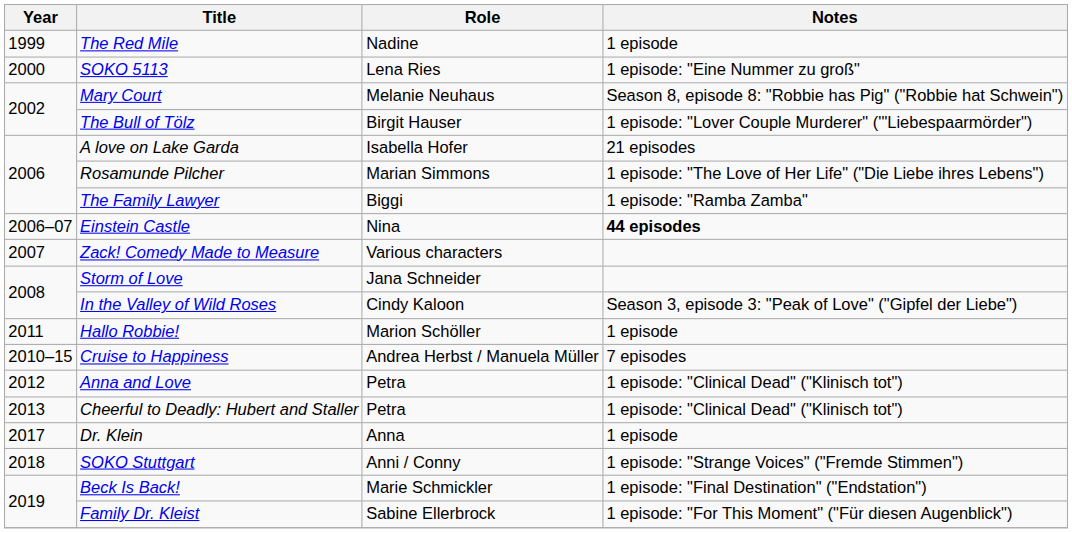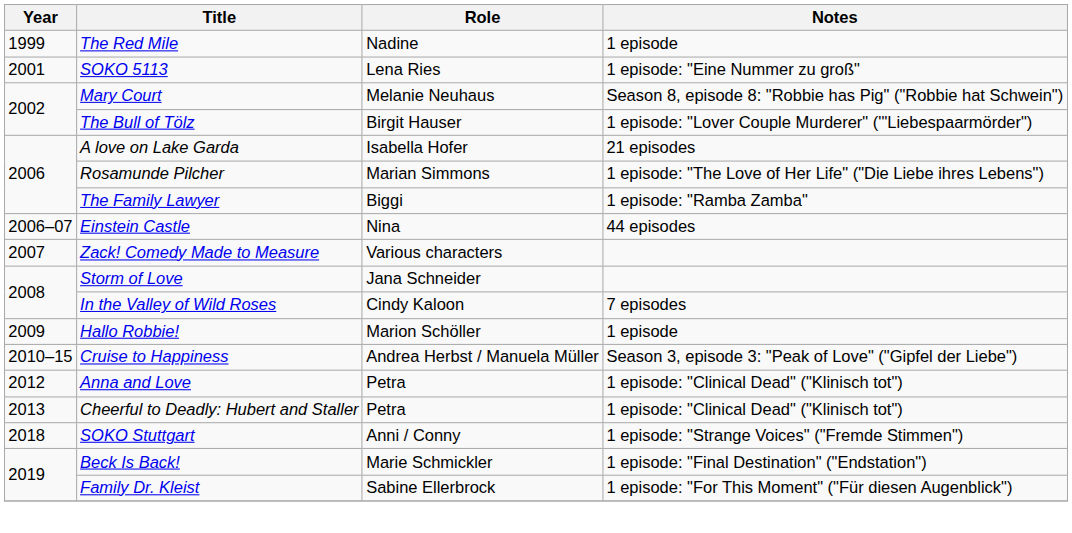(27, 69) 2000 -> (27, 69) 2001
(654, 226) bold -> (651, 226) normal
(812, 305) Season 3, episode 3: "Peak of Love" ("Gipfel der Liebe") -> (646, 305) 7 episodes
(26, 331) 2011 -> (27, 331) 2009
(646, 357) 7 episodes -> (812, 357) Season 3, episode 3: "Peak of Love" ("Gipfel der Liebe")
- row: (111, 435)
